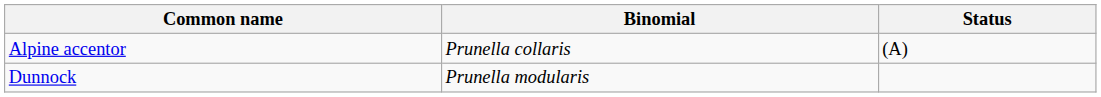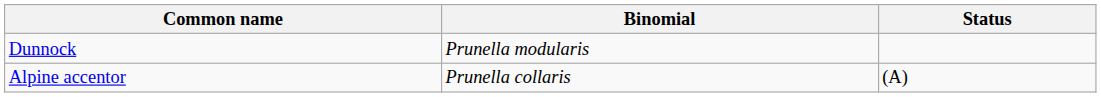rows swapped: (67, 48) <-> (43, 77)
